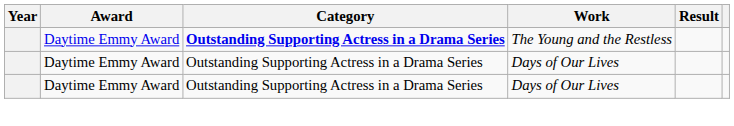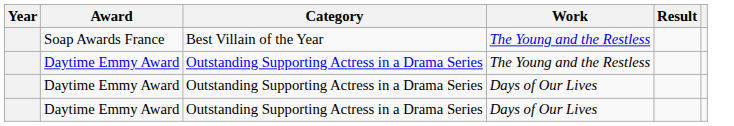+ row: (104, 39)
(345, 39) bold -> (334, 62) normal
